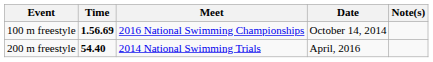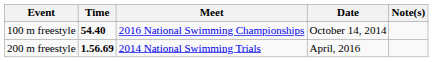(97, 30) 1.56.69 -> (93, 30) 54.40
(93, 48) 54.40 -> (97, 48) 1.56.69
